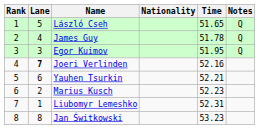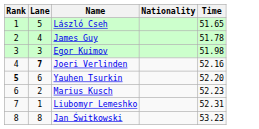- column: (240, 11)
(212, 51) 51.95 -> (212, 51) 51.98
(16, 78) normal -> (16, 78) bold
(212, 78) 52.21 -> (212, 78) 52.20
